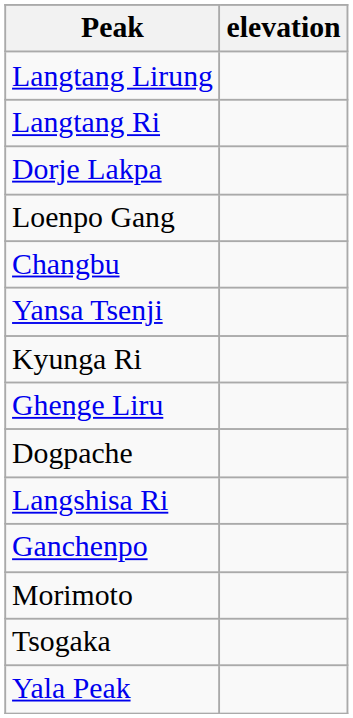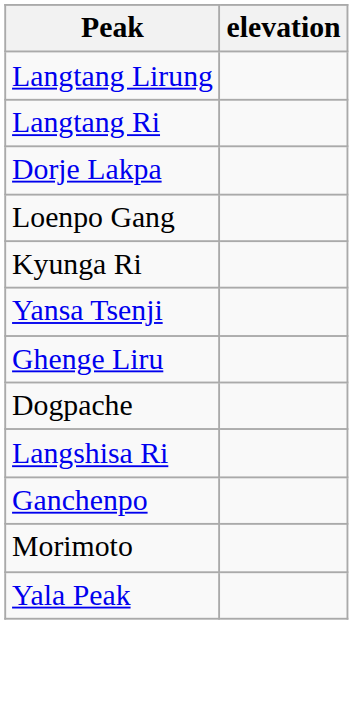- row: (66, 264)
rows swapped: (87, 311) <-> (77, 358)
- row: (61, 641)
